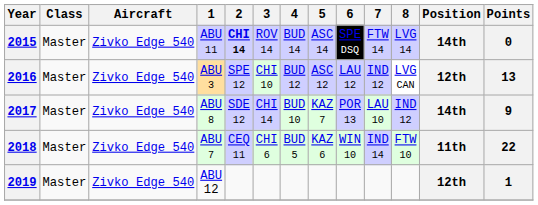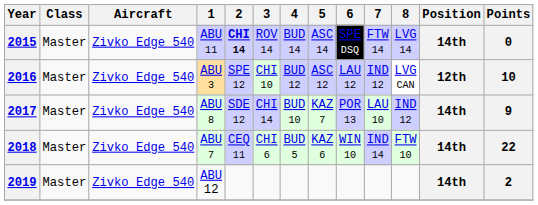(508, 77) 13 -> (508, 77) 10
(452, 147) 11th -> (452, 147) 14th
(452, 182) 12th -> (452, 182) 14th
(508, 182) 1 -> (508, 182) 2
